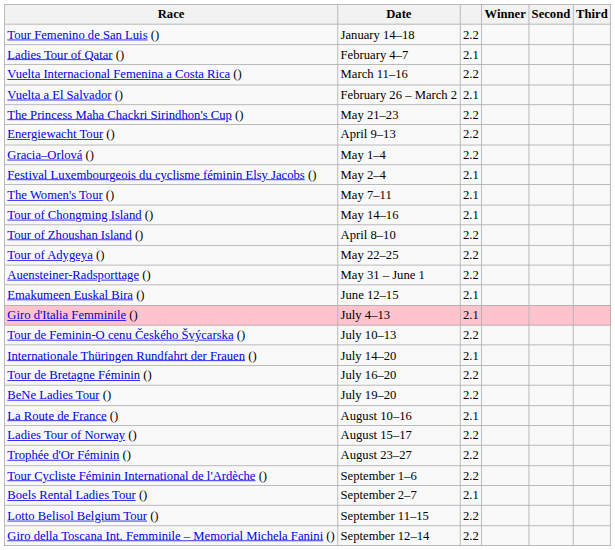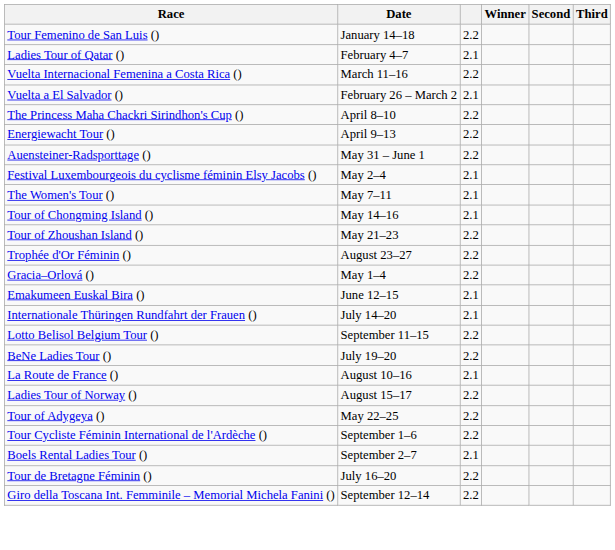(370, 114) May 21–23 -> (368, 114) April 8–10
rows swapped: (51, 154) <-> (79, 275)
(368, 235) April 8–10 -> (370, 235) May 21–23
rows swapped: (56, 255) <-> (69, 455)
- row: (73, 315)
- row: (126, 335)
rows swapped: (80, 375) <-> (83, 515)
